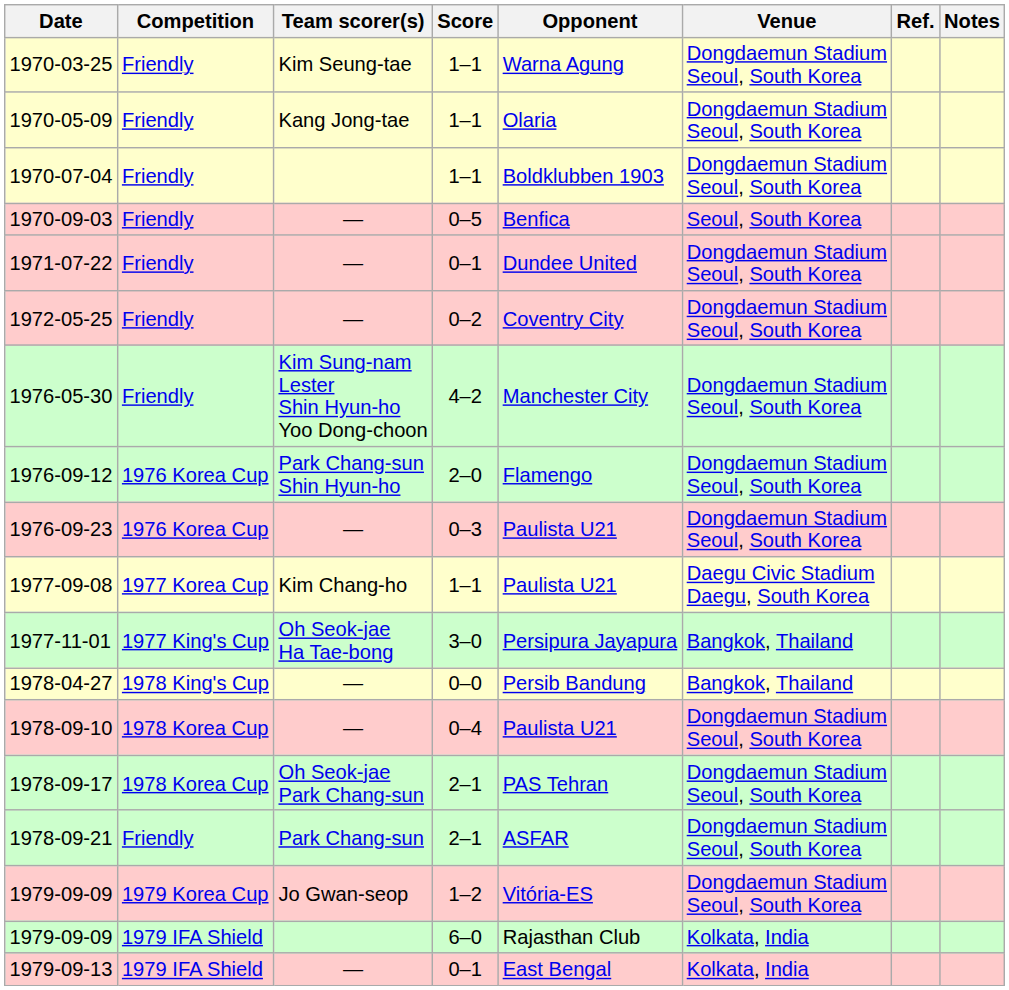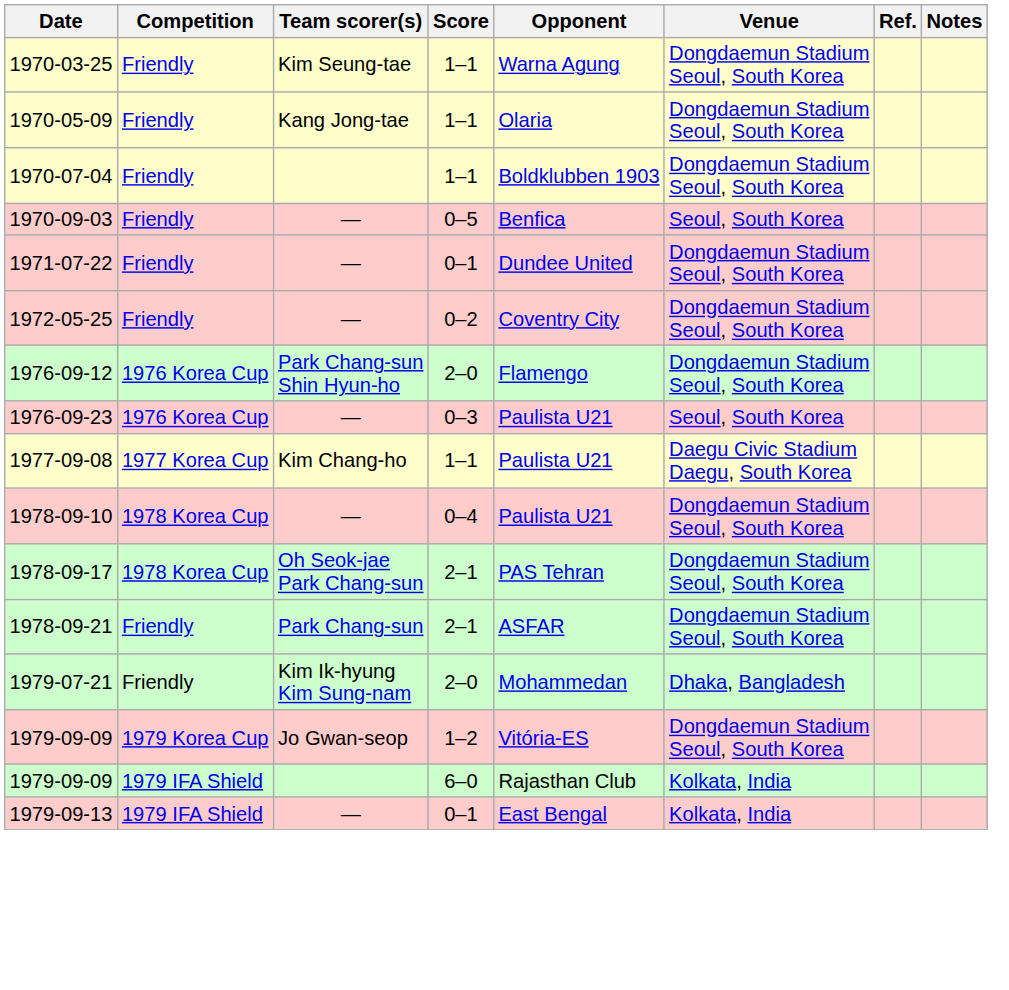- row: (61, 396)
(787, 530) Dongdaemun Stadium Seoul, South Korea -> (756, 417) Seoul, South Korea
- row: (60, 640)
- row: (61, 684)
+ row: (61, 682)
